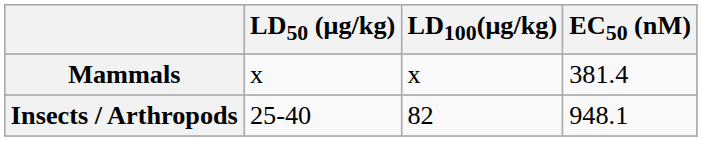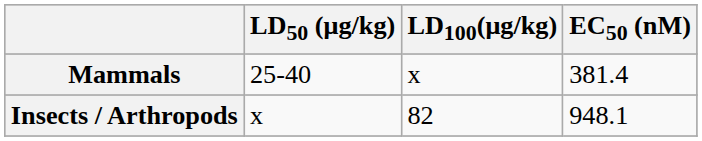(256, 73) x -> (281, 73) 25-40
(281, 115) 25-40 -> (256, 115) x
